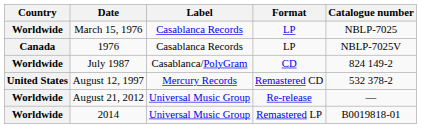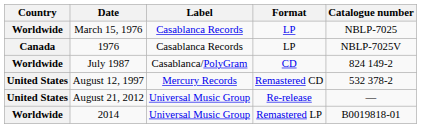(37, 98) Worldwide -> (37, 98) United States
